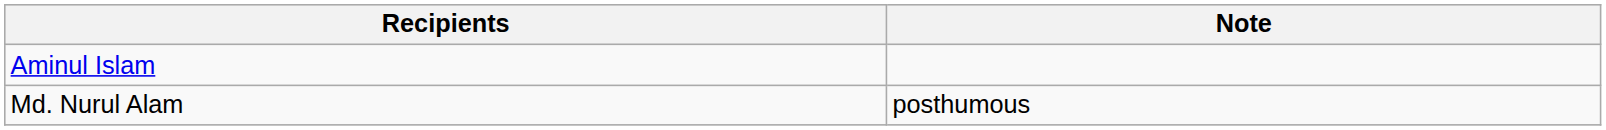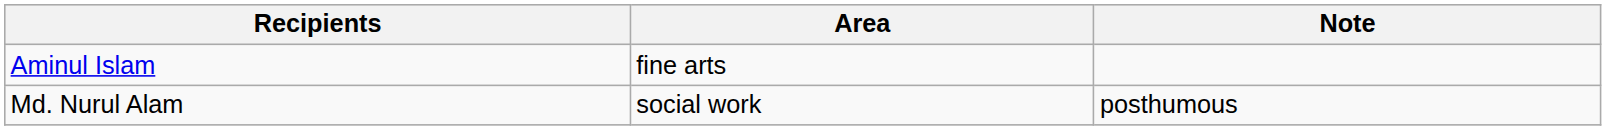+ column: (862, 24)
